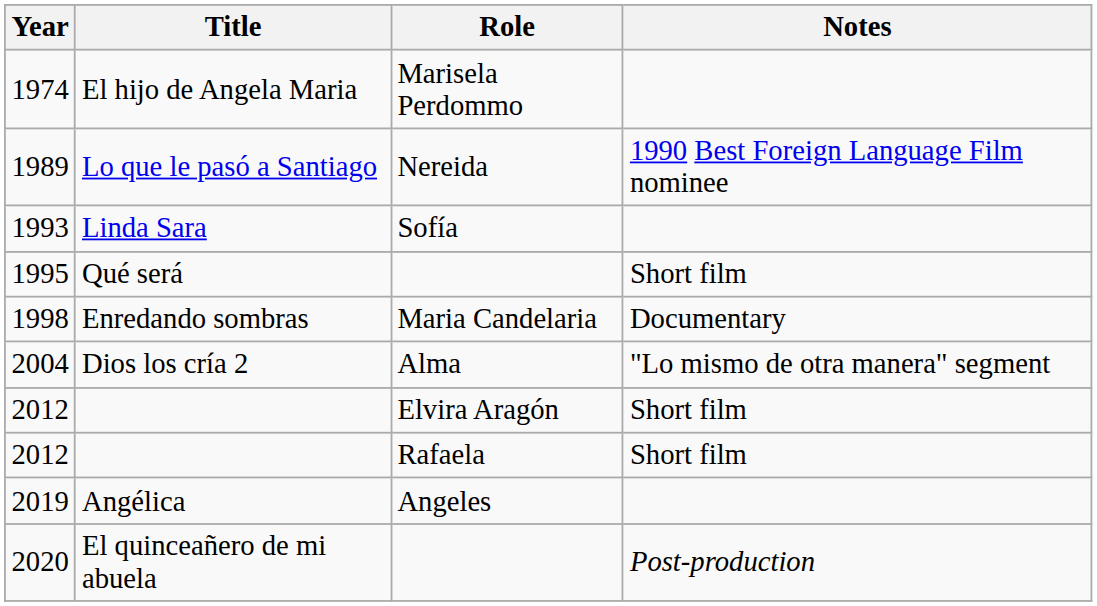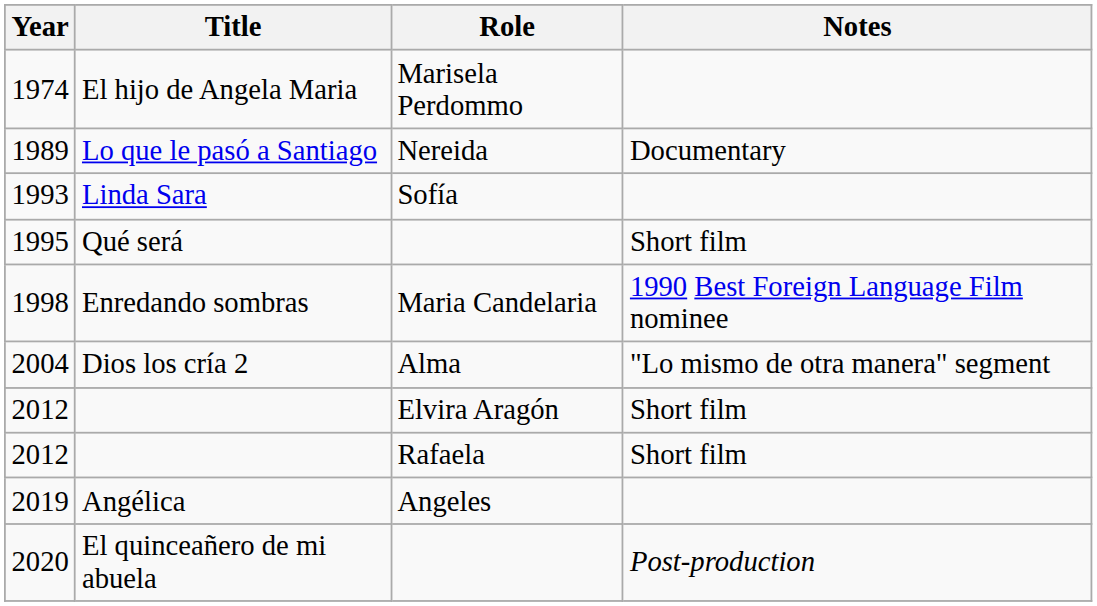(826, 166) 1990 Best Foreign Language Film nominee -> (708, 150) Documentary
(708, 318) Documentary -> (826, 302) 1990 Best Foreign Language Film nominee
